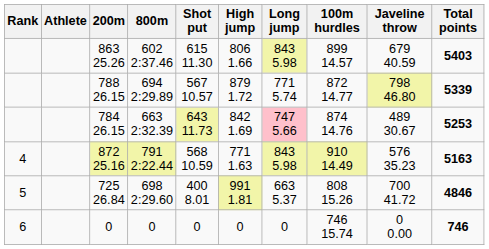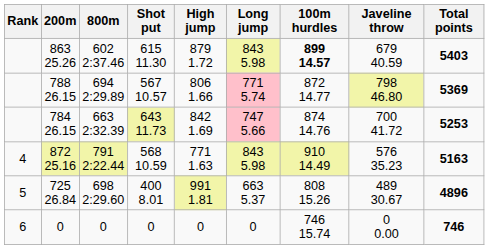- column: (65, 21)
(240, 55) 806 1.66 -> (200, 55) 879 1.72
(337, 55) normal -> (315, 55) bold
(240, 90) 879 1.72 -> (200, 90) 806 1.66
(284, 90) no background -> (253, 90) pink background
(458, 90) 5339 -> (454, 90) 5369
(400, 124) 489 30.67 -> (386, 124) 700 41.72
(400, 192) 700 41.72 -> (386, 192) 489 30.67
(458, 192) 4846 -> (454, 192) 4896
